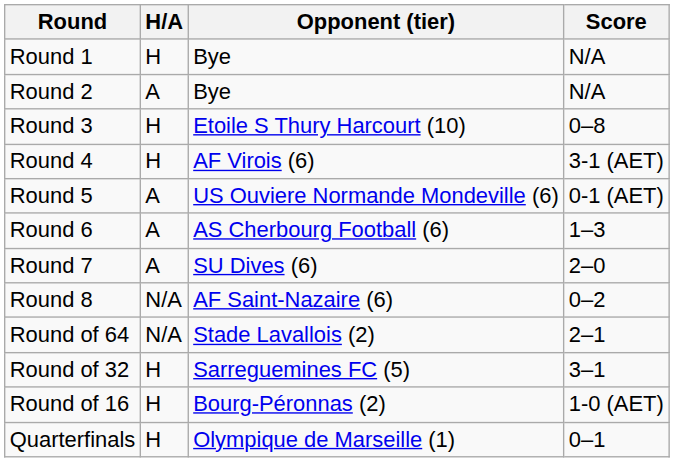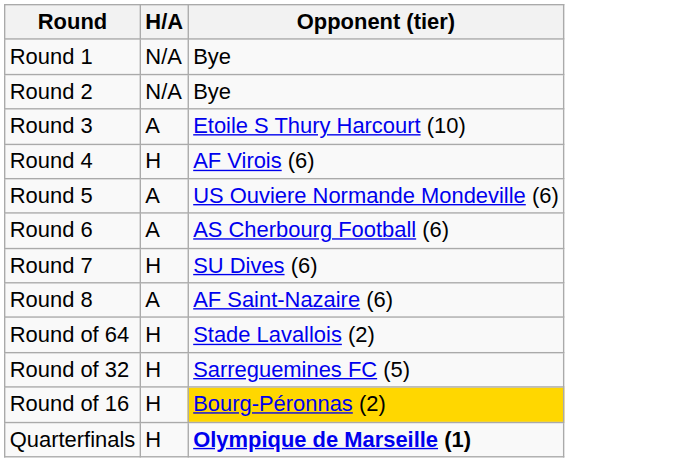- column: (616, 21)
(153, 56) H -> (164, 56) N/A
(153, 91) A -> (164, 91) N/A
(153, 126) H -> (153, 126) A
(153, 265) A -> (153, 265) H
(164, 299) N/A -> (153, 299) A
(164, 334) N/A -> (153, 334) H
(289, 404) no background -> (289, 404) gold background
(324, 439) normal -> (332, 439) bold
